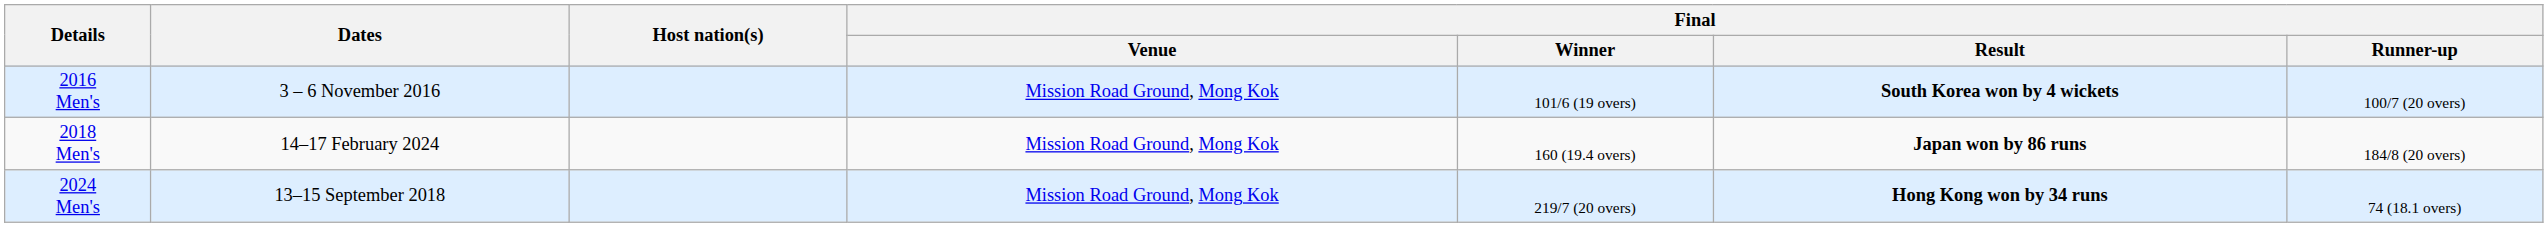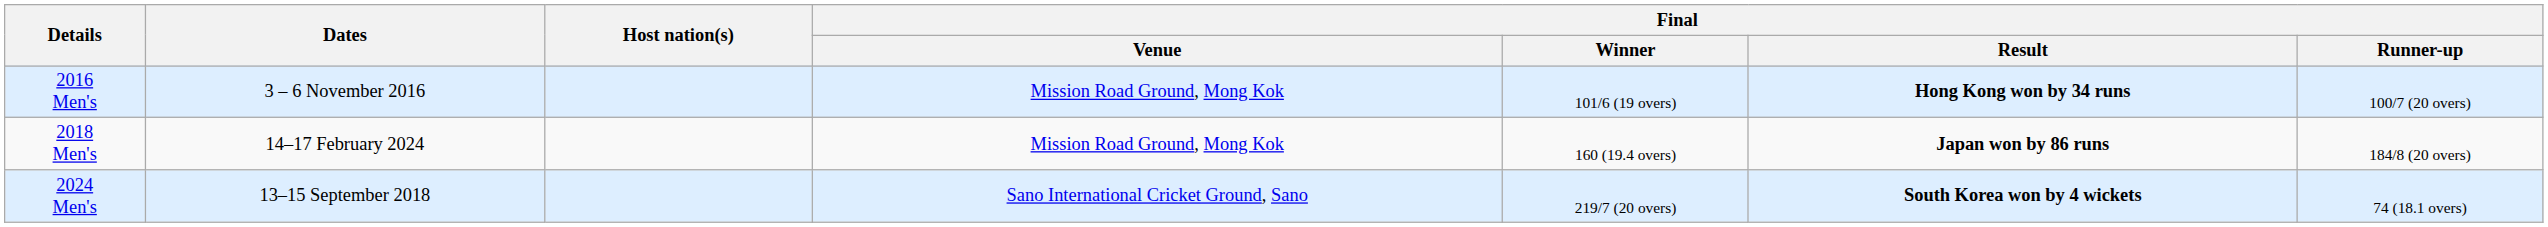(2000, 91) South Korea won by 4 wickets -> (2023, 91) Hong Kong won by 34 runs
(1152, 196) Mission Road Ground, Mong Kok -> (1157, 196) Sano International Cricket Ground, Sano
(2000, 196) Hong Kong won by 34 runs -> (2023, 196) South Korea won by 4 wickets
